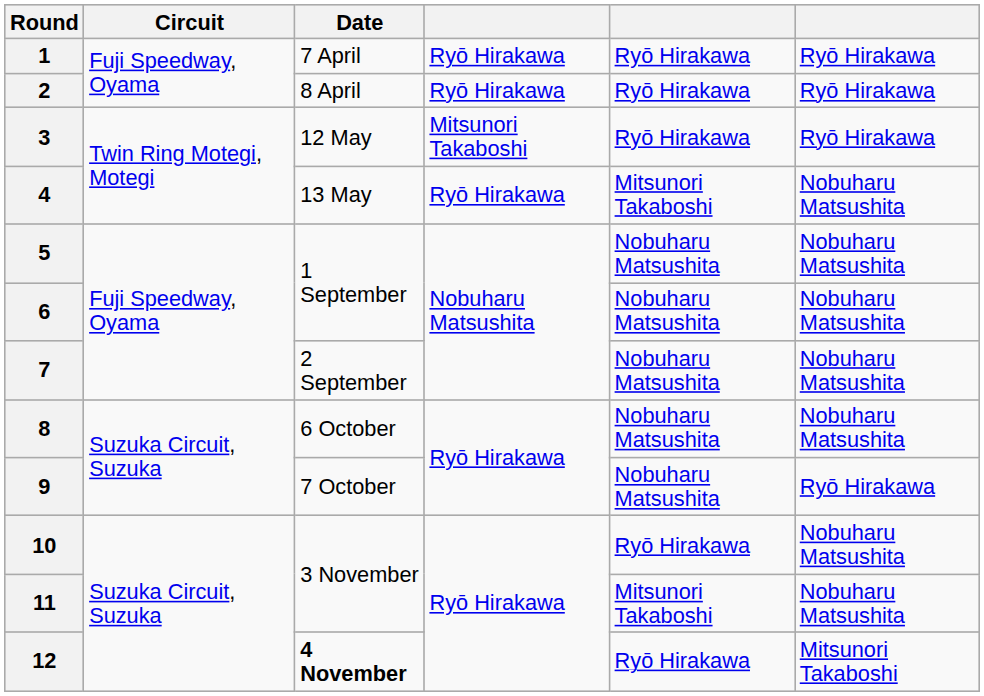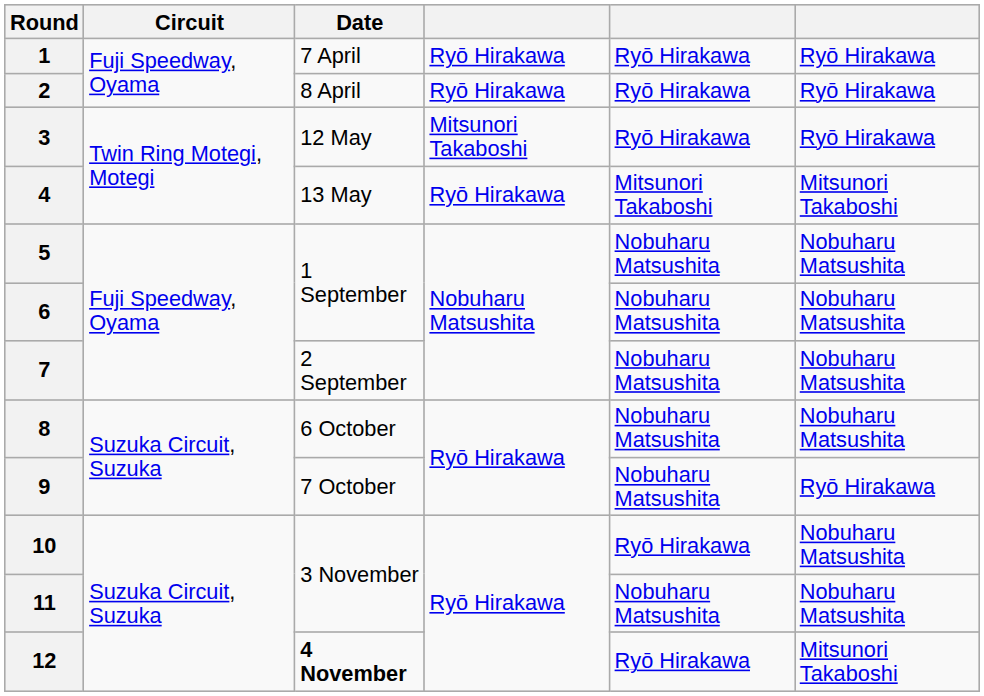(852, 195) Nobuharu Matsushita -> (849, 195) Mitsunori Takaboshi
(664, 603) Mitsunori Takaboshi -> (667, 603) Nobuharu Matsushita
